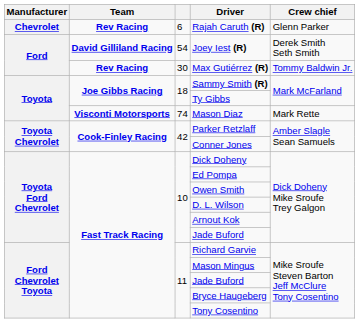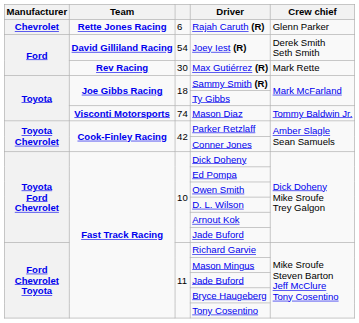(122, 27) Rev Racing -> (122, 27) Rette Jones Racing
(313, 68) Tommy Baldwin Jr. -> (296, 68) Mark Rette
(296, 114) Mark Rette -> (313, 114) Tommy Baldwin Jr.
